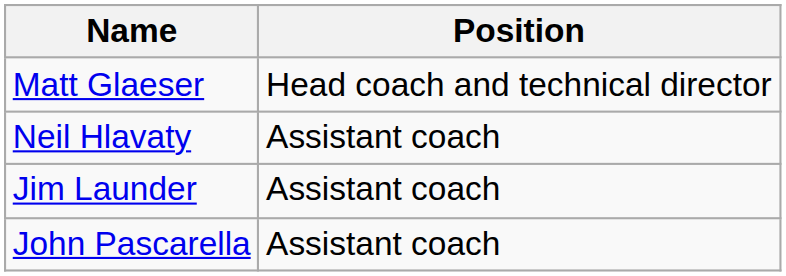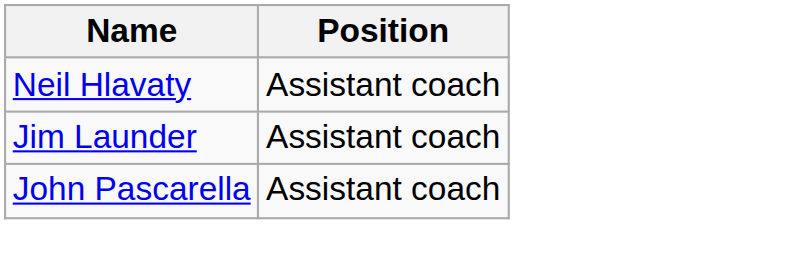- row: (108, 84)
